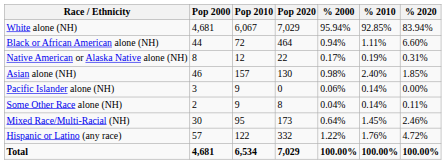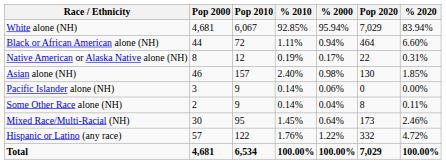columns swapped: (297, 12) <-> (380, 12)
